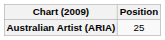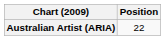(139, 27) 25 -> (139, 27) 22
